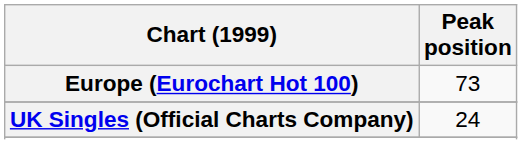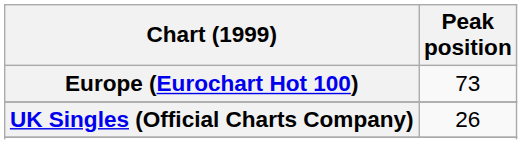(468, 119) 24 -> (468, 119) 26
